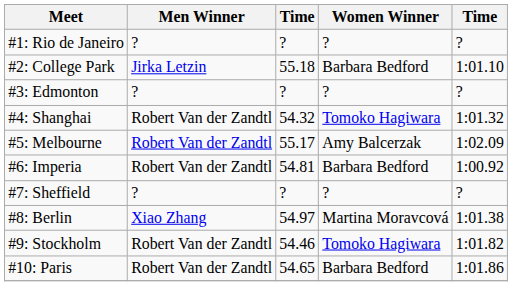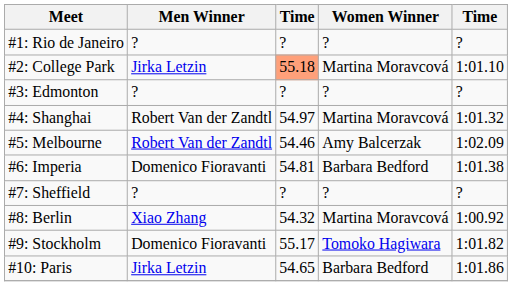(297, 67) no background -> (297, 67) lightsalmon background
(375, 67) Barbara Bedford -> (385, 67) Martina Moravcová
(297, 117) 54.32 -> (297, 117) 54.97
(381, 117) Tomoko Hagiwara -> (385, 117) Martina Moravcová
(297, 142) 55.17 -> (297, 142) 54.46
(202, 167) Robert Van der Zandtl -> (199, 167) Domenico Fioravanti
(480, 167) 1:00.92 -> (480, 167) 1:01.38
(297, 218) 54.97 -> (297, 218) 54.32
(480, 218) 1:01.38 -> (480, 218) 1:00.92
(202, 243) Robert Van der Zandtl -> (199, 243) Domenico Fioravanti
(297, 243) 54.46 -> (297, 243) 55.17
(202, 268) Robert Van der Zandtl -> (169, 268) Jirka Letzin
